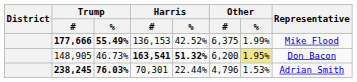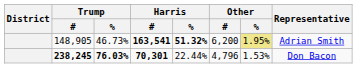- row: (73, 41)
(312, 56) Don Bacon -> (312, 41) Adrian Smith
(152, 70) normal -> (152, 56) bold
(312, 70) Adrian Smith -> (312, 56) Don Bacon
